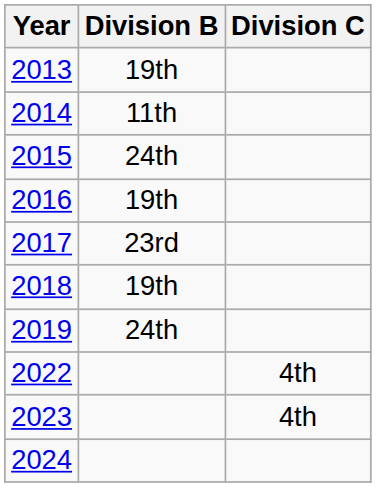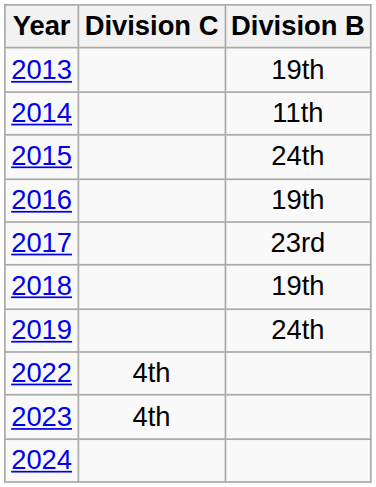columns swapped: (152, 26) <-> (298, 26)
